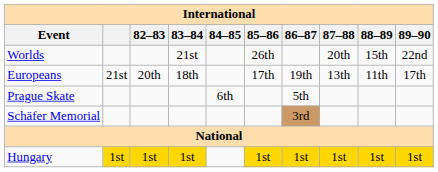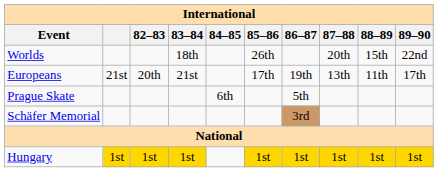(187, 55) 21st -> (187, 55) 18th
(187, 75) 18th -> (187, 75) 21st
